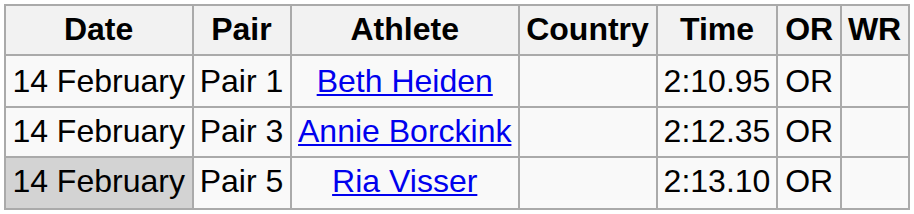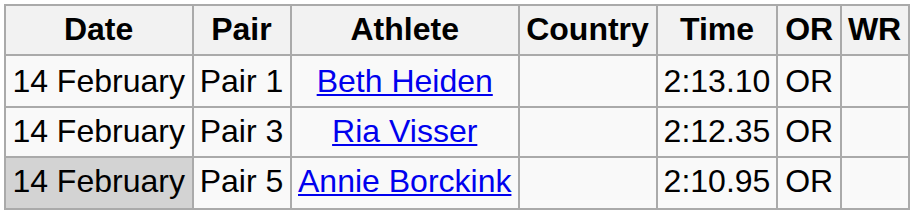(717, 80) 2:10.95 -> (717, 80) 2:13.10
(405, 131) Annie Borckink -> (405, 131) Ria Visser
(405, 182) Ria Visser -> (405, 182) Annie Borckink
(717, 182) 2:13.10 -> (717, 182) 2:10.95
